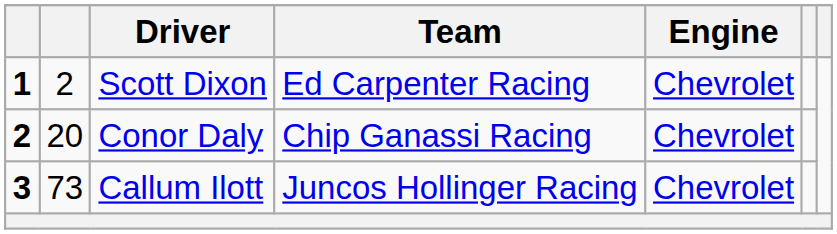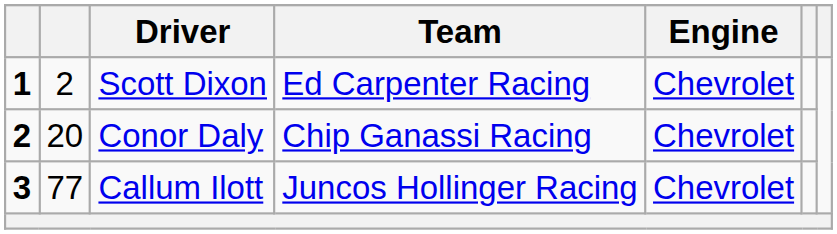(65, 188) 73 -> (65, 188) 77
